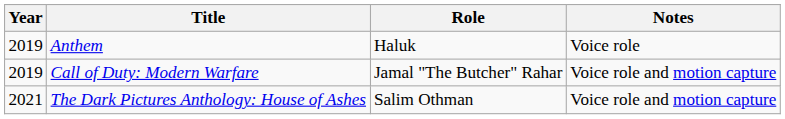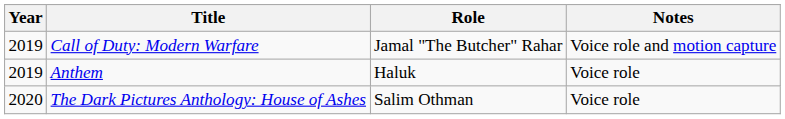rows swapped: (77, 45) <-> (155, 72)
(26, 99) 2021 -> (26, 99) 2020
(673, 99) Voice role and motion capture -> (605, 99) Voice role
